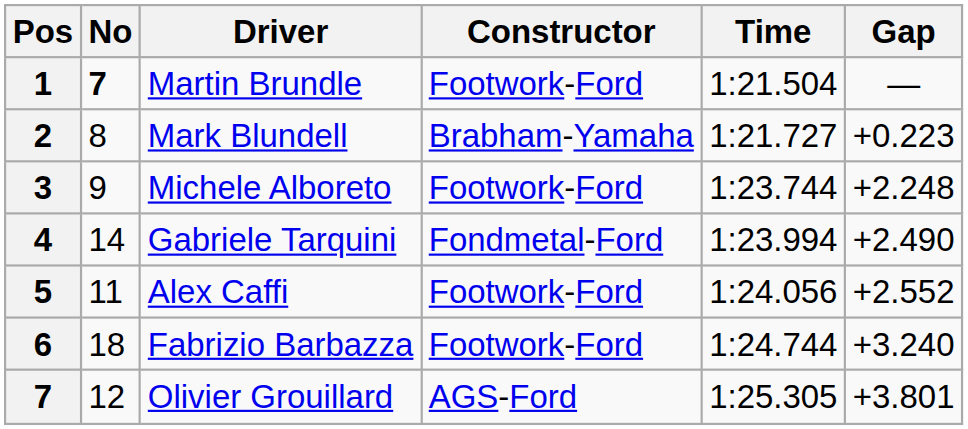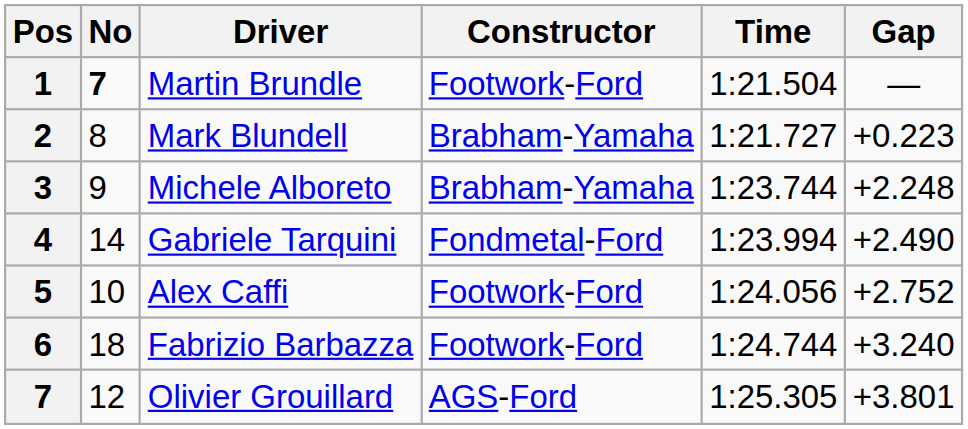(536, 188) Footwork-Ford -> (561, 188) Brabham-Yamaha
(106, 292) 11 -> (107, 292) 10
(904, 292) +2.552 -> (904, 292) +2.752
